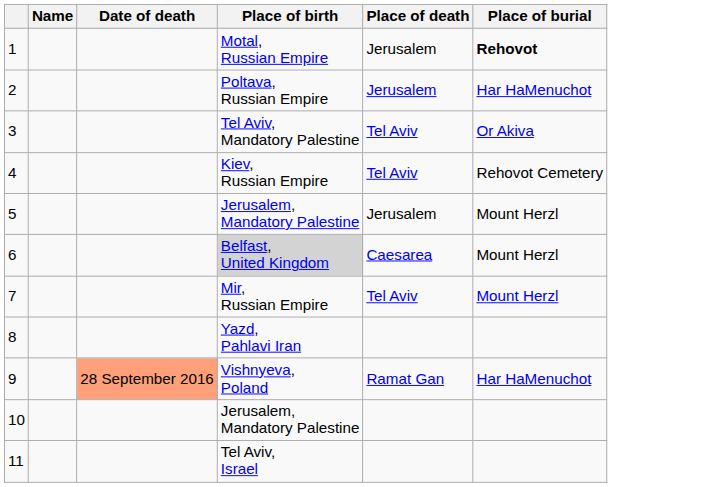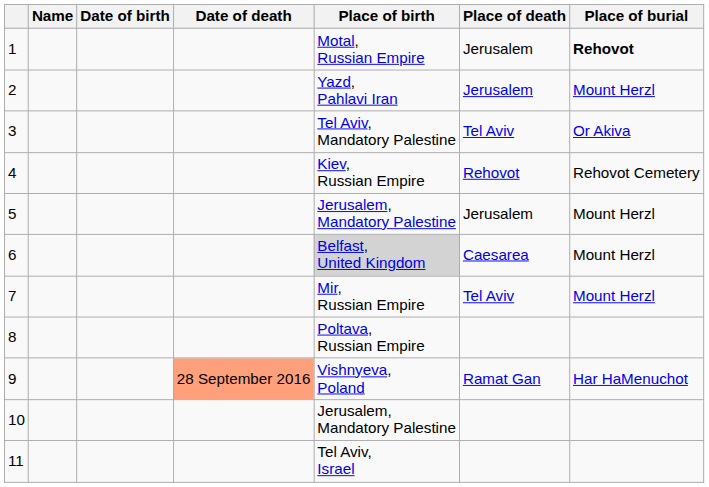+ column: (125, 16)
(274, 90) Poltava, Russian Empire -> (357, 90) Yazd, Pahlavi Iran
(534, 90) Har HaMenuchot -> (614, 90) Mount Herzl
(392, 172) Tel Aviv -> (491, 172) Rehovot
(261, 337) Yazd, Pahlavi Iran -> (371, 337) Poltava, Russian Empire
